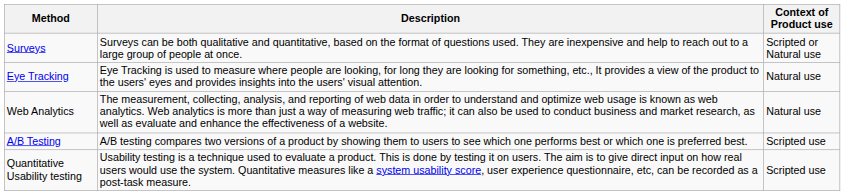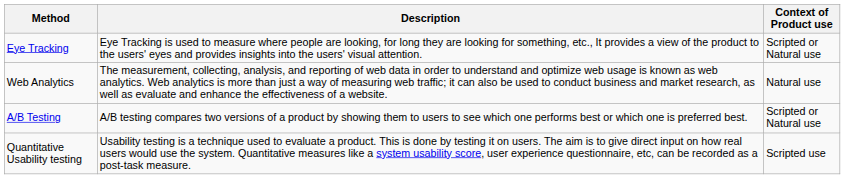- row: (26, 48)
(794, 77) Natural use -> (794, 48) Scripted or Natural use
(796, 141) Scripted use -> (794, 118) Scripted or Natural use
